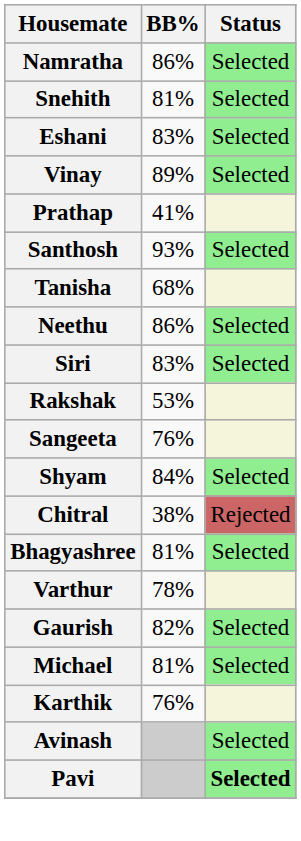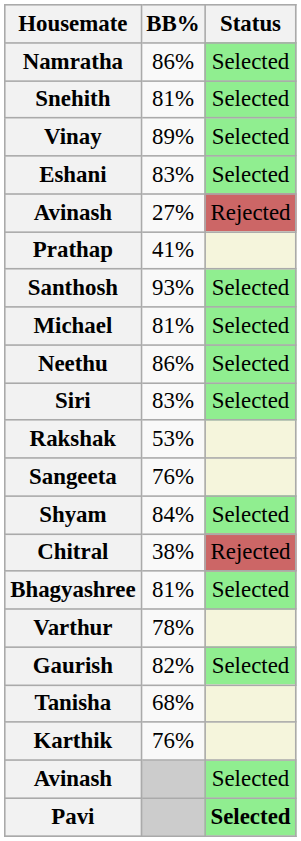rows swapped: (73, 137) <-> (73, 174)
+ row: (73, 212)
rows swapped: (73, 288) <-> (73, 665)
